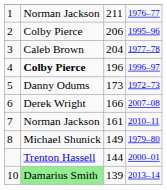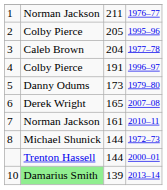(115, 31) 206 -> (115, 31) 205
(55, 67) bold -> (53, 67) normal
(115, 67) 196 -> (115, 67) 191
(144, 85) 1972–73 -> (144, 85) 1979–80
(115, 103) 166 -> (115, 103) 165
(115, 139) 149 -> (115, 139) 144
(144, 139) 1979–80 -> (144, 139) 1972–73
